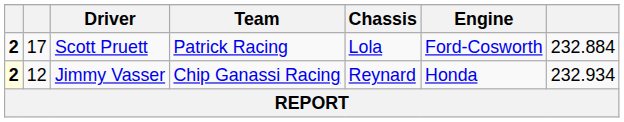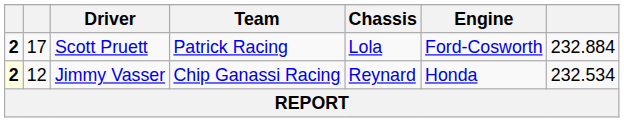(583, 75) 232.934 -> (583, 75) 232.534
